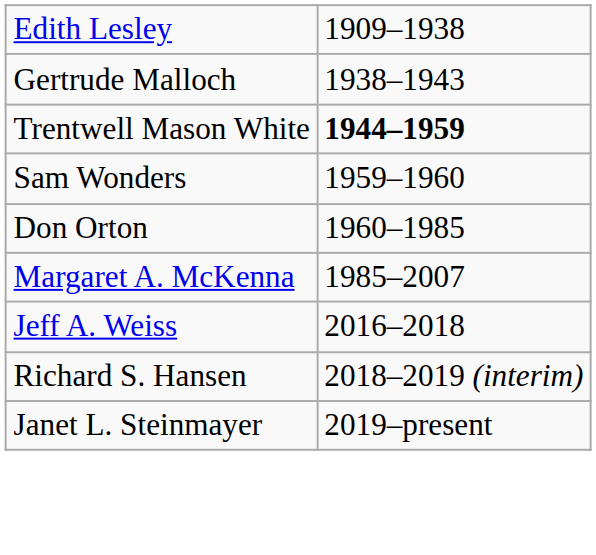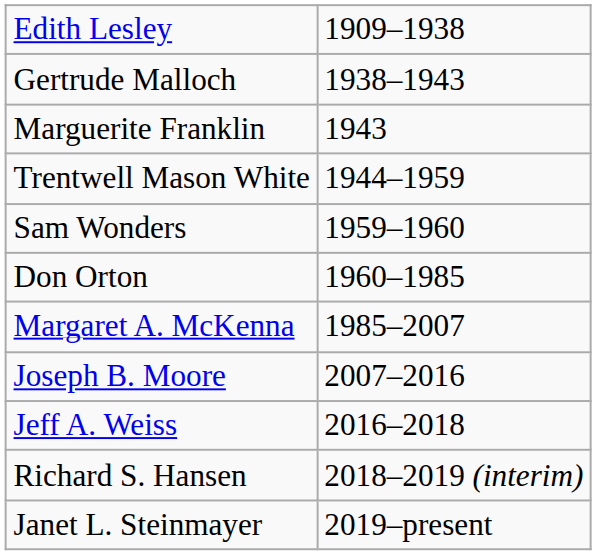+ row: (139, 128)
(395, 128) bold -> (395, 177) normal
+ row: (120, 375)
